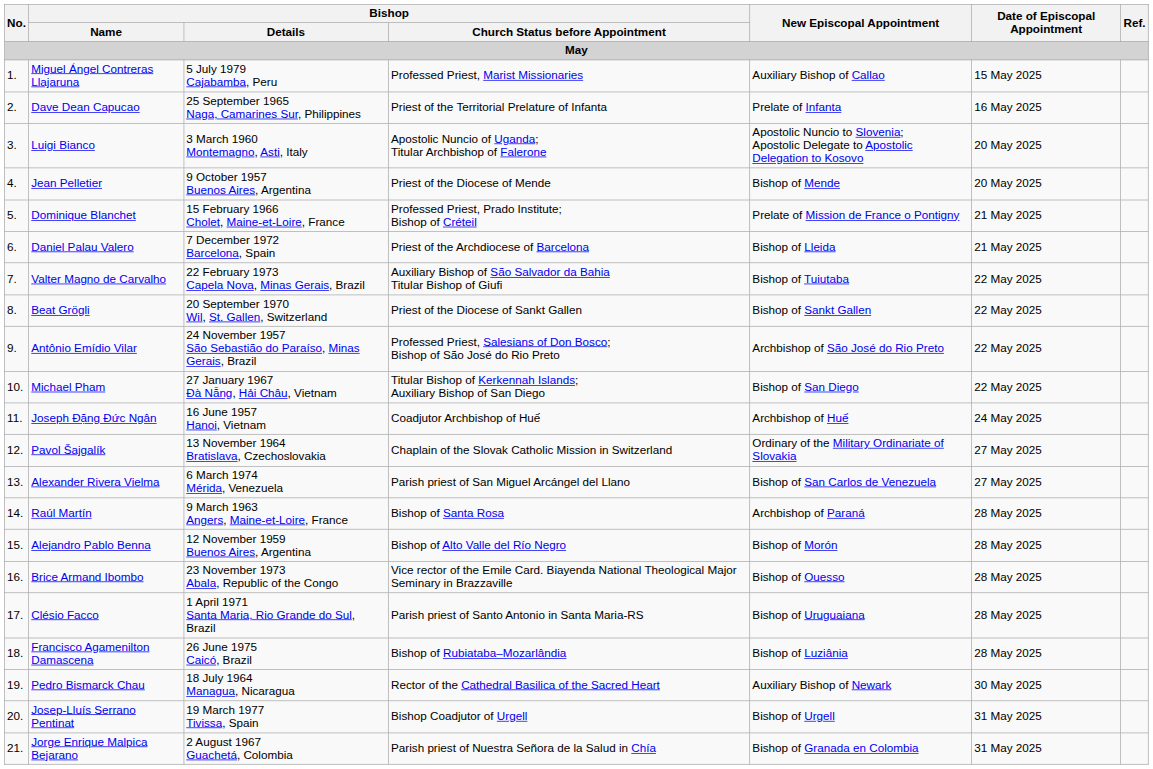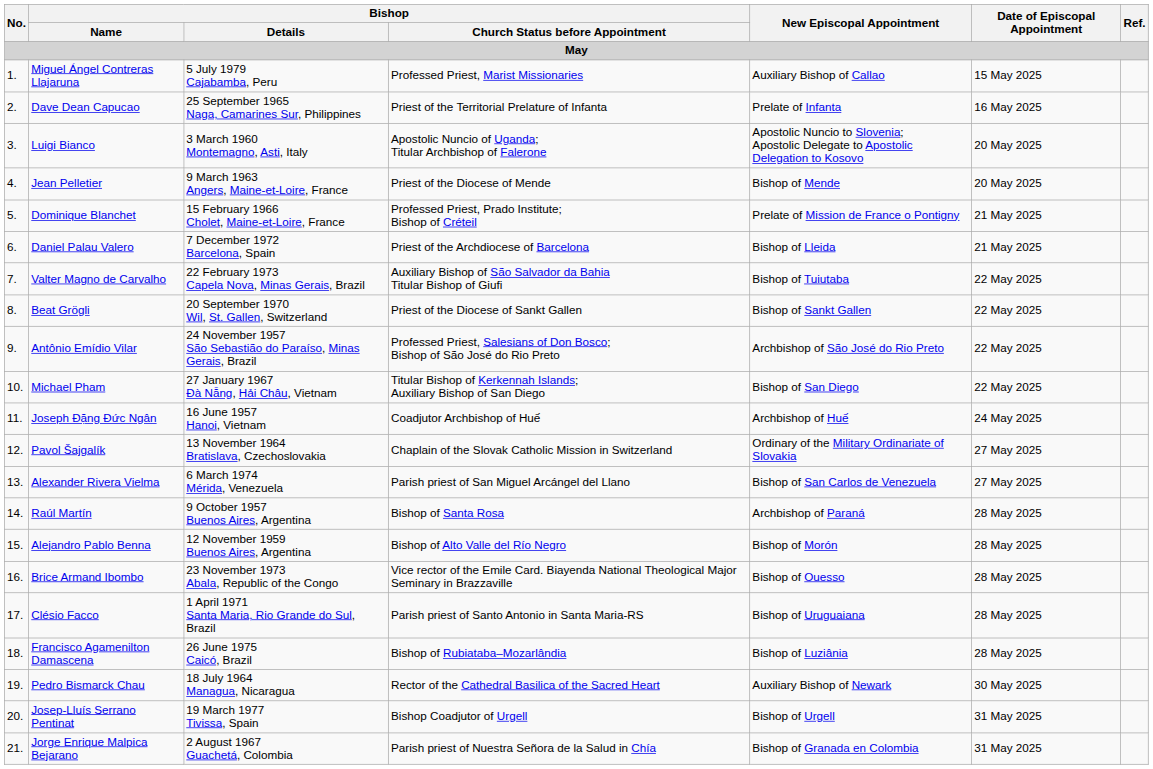(249, 184) 9 October 1957 Buenos Aires, Argentina -> (267, 184) 9 March 1963 Angers, Maine-et-Loire, France
(267, 513) 9 March 1963 Angers, Maine-et-Loire, France -> (249, 513) 9 October 1957 Buenos Aires, Argentina
